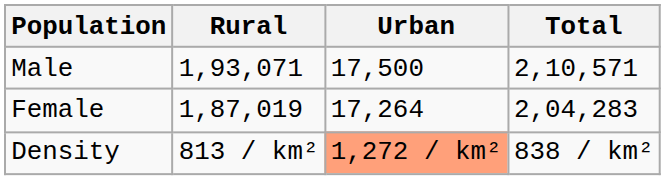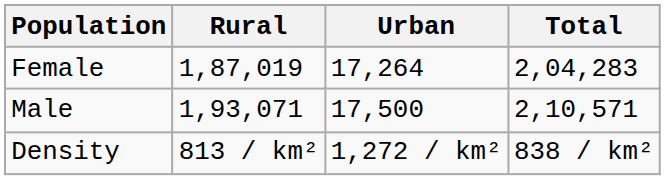rows swapped: (42, 68) <-> (58, 110)
(416, 153) lightsalmon background -> (416, 153) no background
